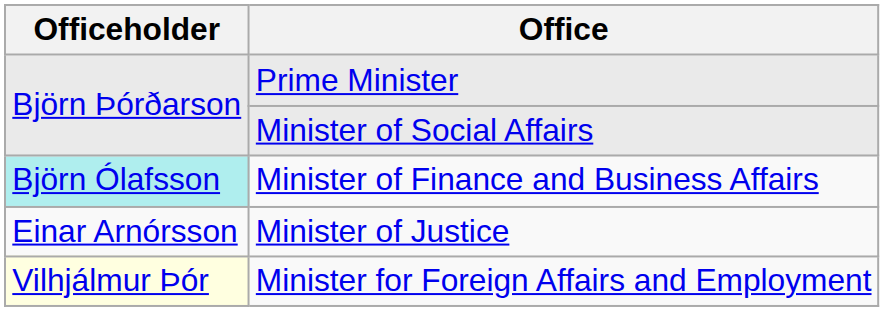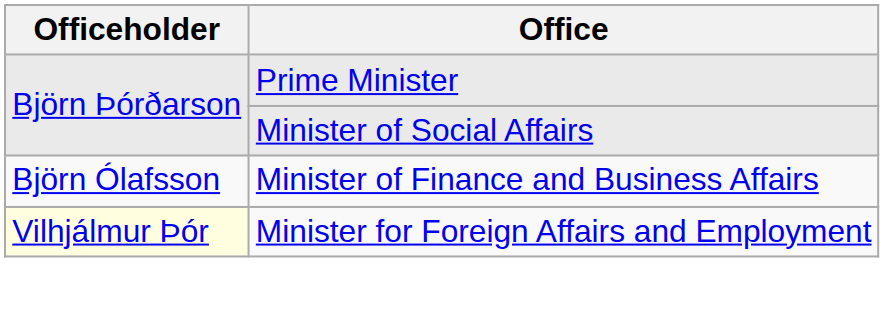(116, 180) paleturquoise background -> (116, 180) no background
- row: (383, 230)
